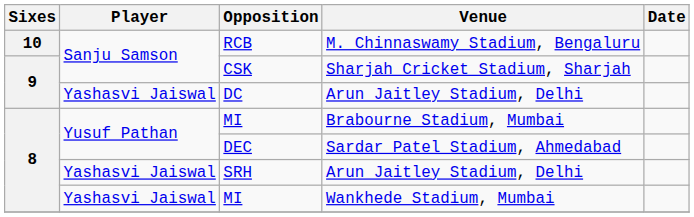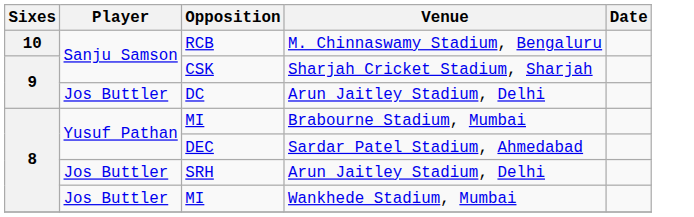(140, 95) Yashasvi Jaiswal -> (116, 95) Jos Buttler
(140, 173) Yashasvi Jaiswal -> (116, 173) Jos Buttler
(140, 198) Yashasvi Jaiswal -> (116, 198) Jos Buttler
